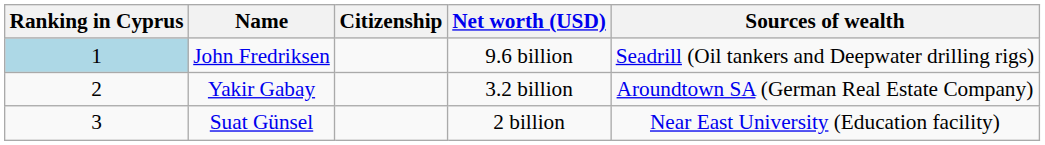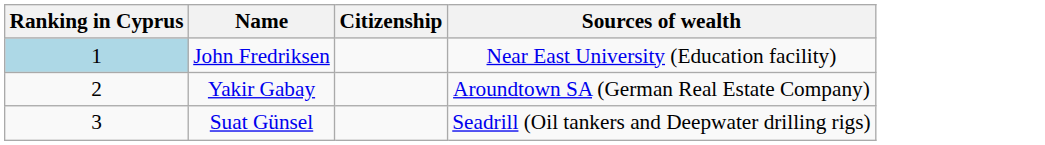- column: (529, 21)
(825, 55) Seadrill (Oil tankers and Deepwater drilling rigs) -> (661, 55) Near East University (Education facility)
(825, 122) Near East University (Education facility) -> (661, 122) Seadrill (Oil tankers and Deepwater drilling rigs)
